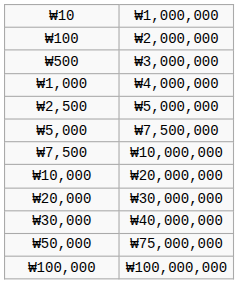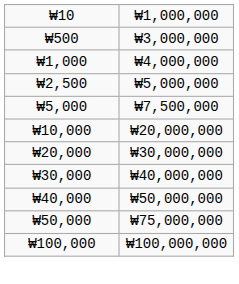- row: (62, 39)
- row: (62, 153)
+ row: (62, 199)
